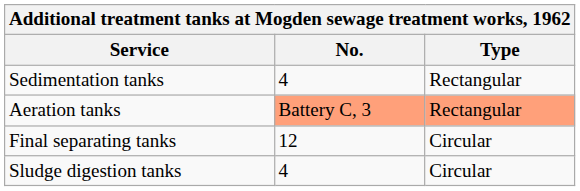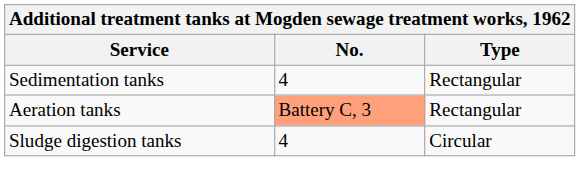(475, 110) lightsalmon background -> (475, 110) no background
- row: (93, 140)
